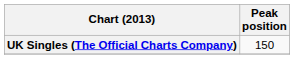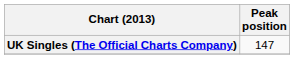(265, 44) 150 -> (265, 44) 147
